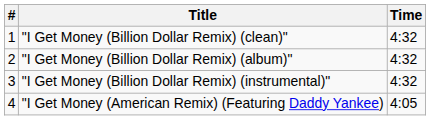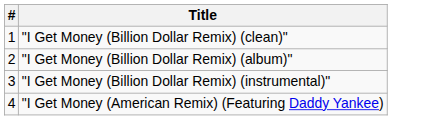- column: (406, 15)
